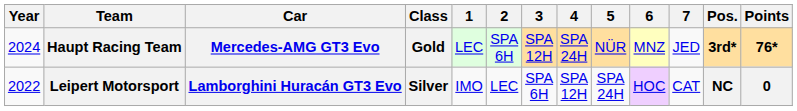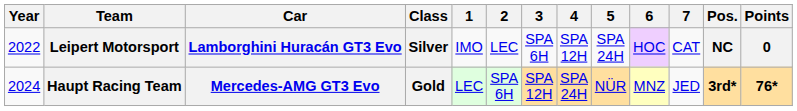rows swapped: (114, 87) <-> (114, 47)
